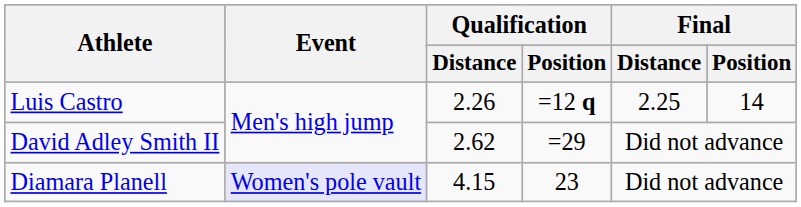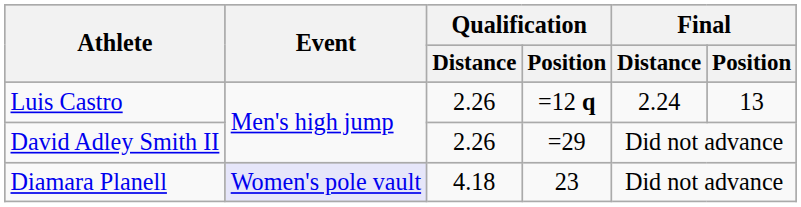(659, 102) 2.25 -> (659, 102) 2.24
(752, 102) 14 -> (752, 102) 13
(474, 142) 2.62 -> (474, 142) 2.26
(474, 182) 4.15 -> (474, 182) 4.18
